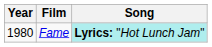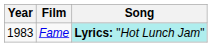(20, 32) 1980 -> (20, 32) 1983
